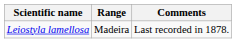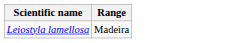- column: (182, 12)
